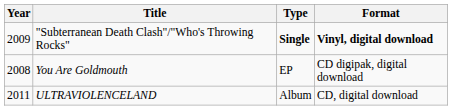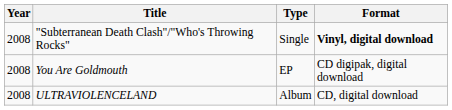(19, 38) 2009 -> (19, 38) 2008
(294, 38) bold -> (294, 38) normal
(19, 95) 2011 -> (19, 95) 2008
